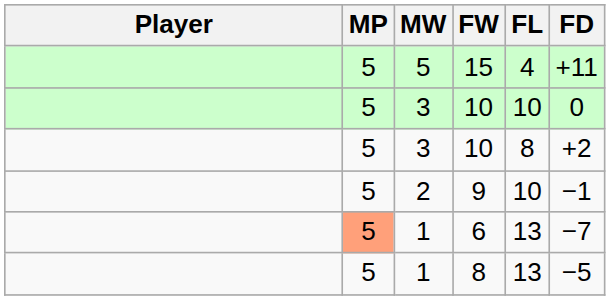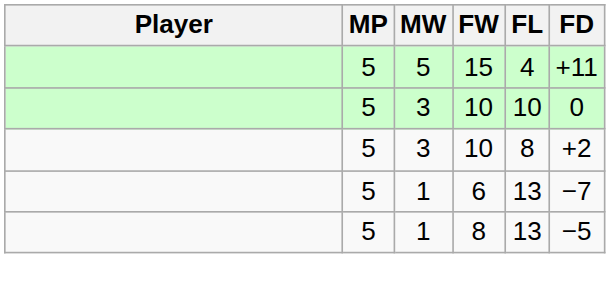- row: (423, 190)
(368, 231) lightsalmon background -> (368, 190) no background
